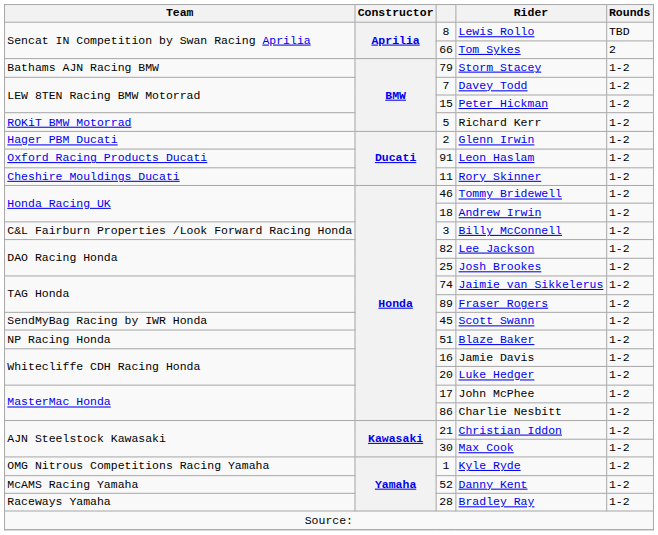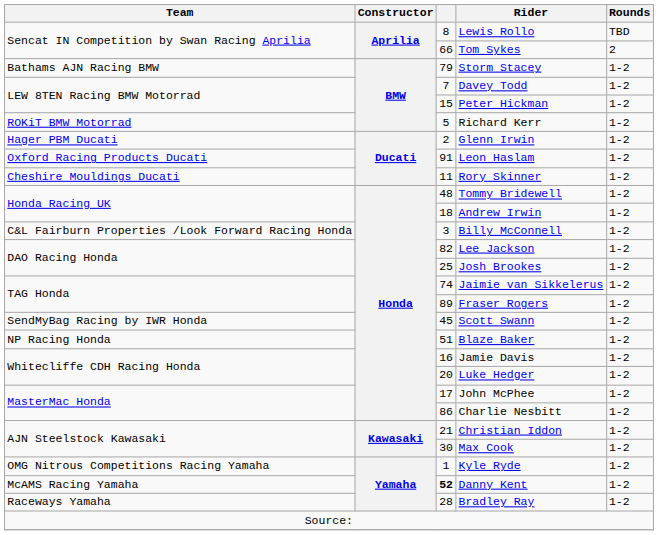(446, 195) 46 -> (446, 195) 48
(446, 484) normal -> (446, 484) bold
